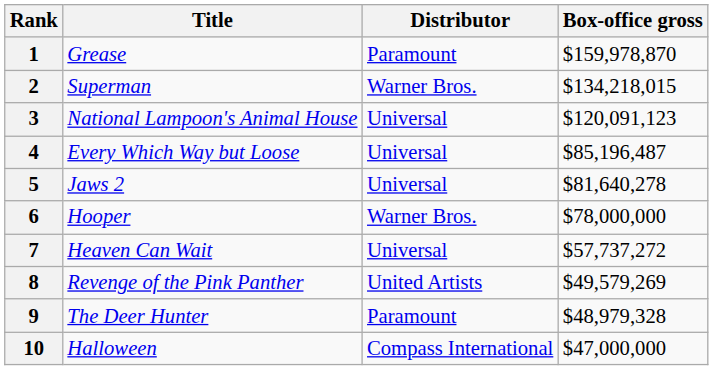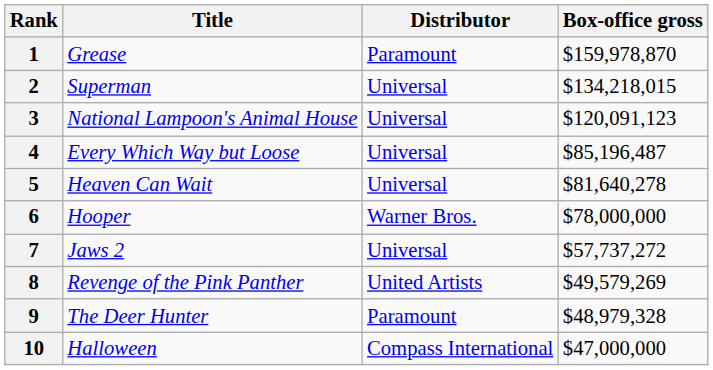(422, 86) Warner Bros. -> (407, 86) Universal
(96, 184) Jaws 2 -> (140, 184) Heaven Can Wait
(140, 250) Heaven Can Wait -> (96, 250) Jaws 2
